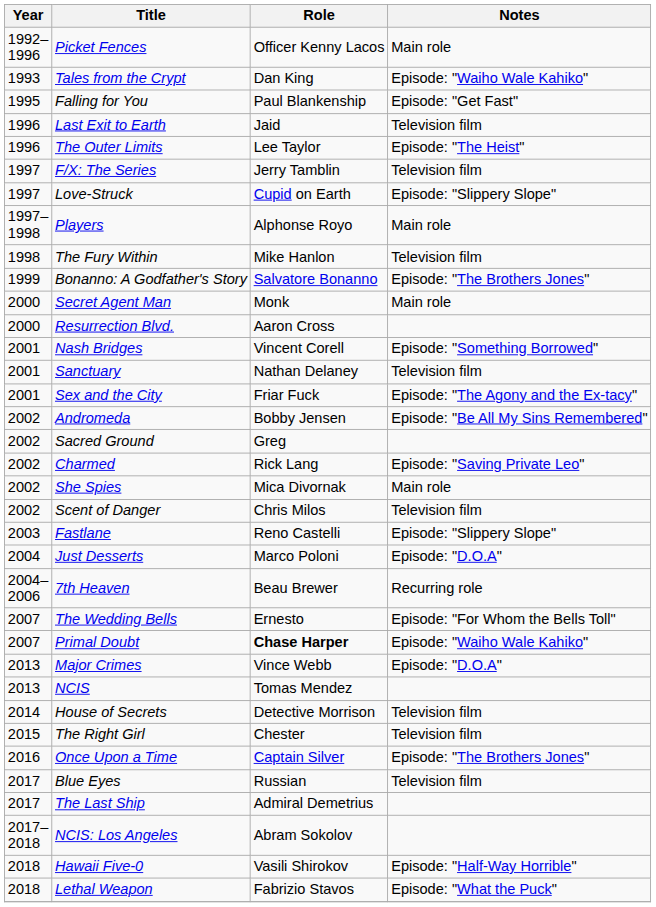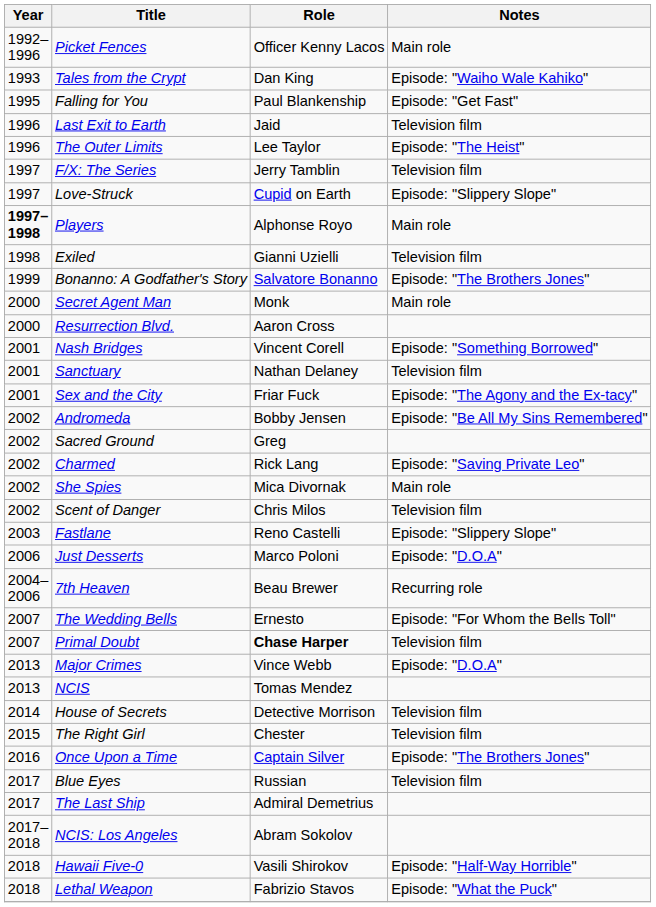(28, 225) normal -> (28, 225) bold
- row: (106, 256)
+ row: (75, 256)
(24, 556) 2004 -> (24, 556) 2006
(490, 642) Episode: "Waiho Wale Kahiko" -> (437, 642) Television film
